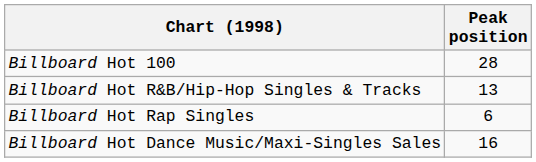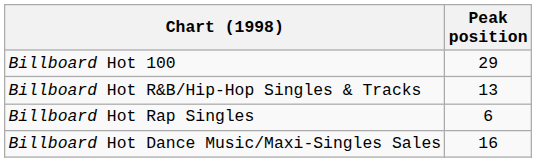(488, 64) 28 -> (488, 64) 29
